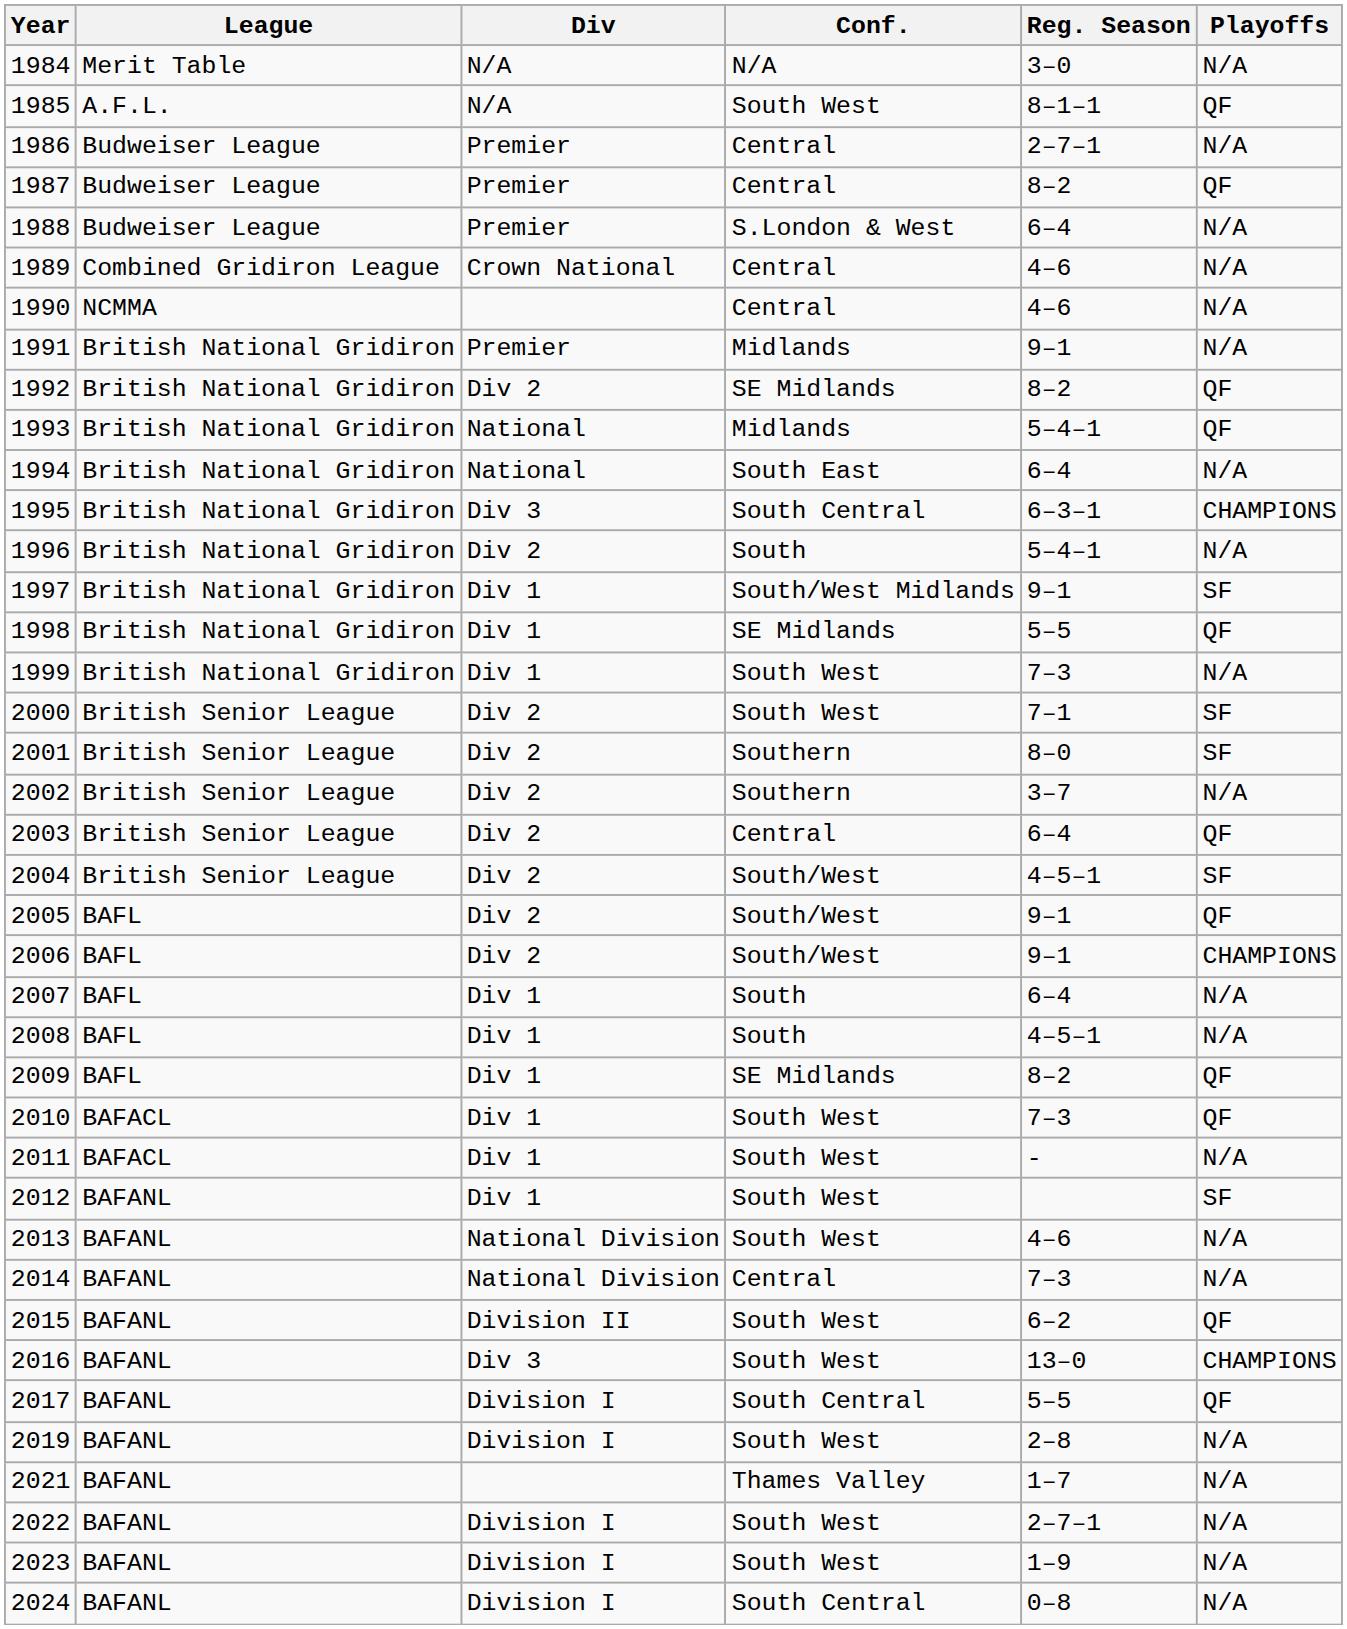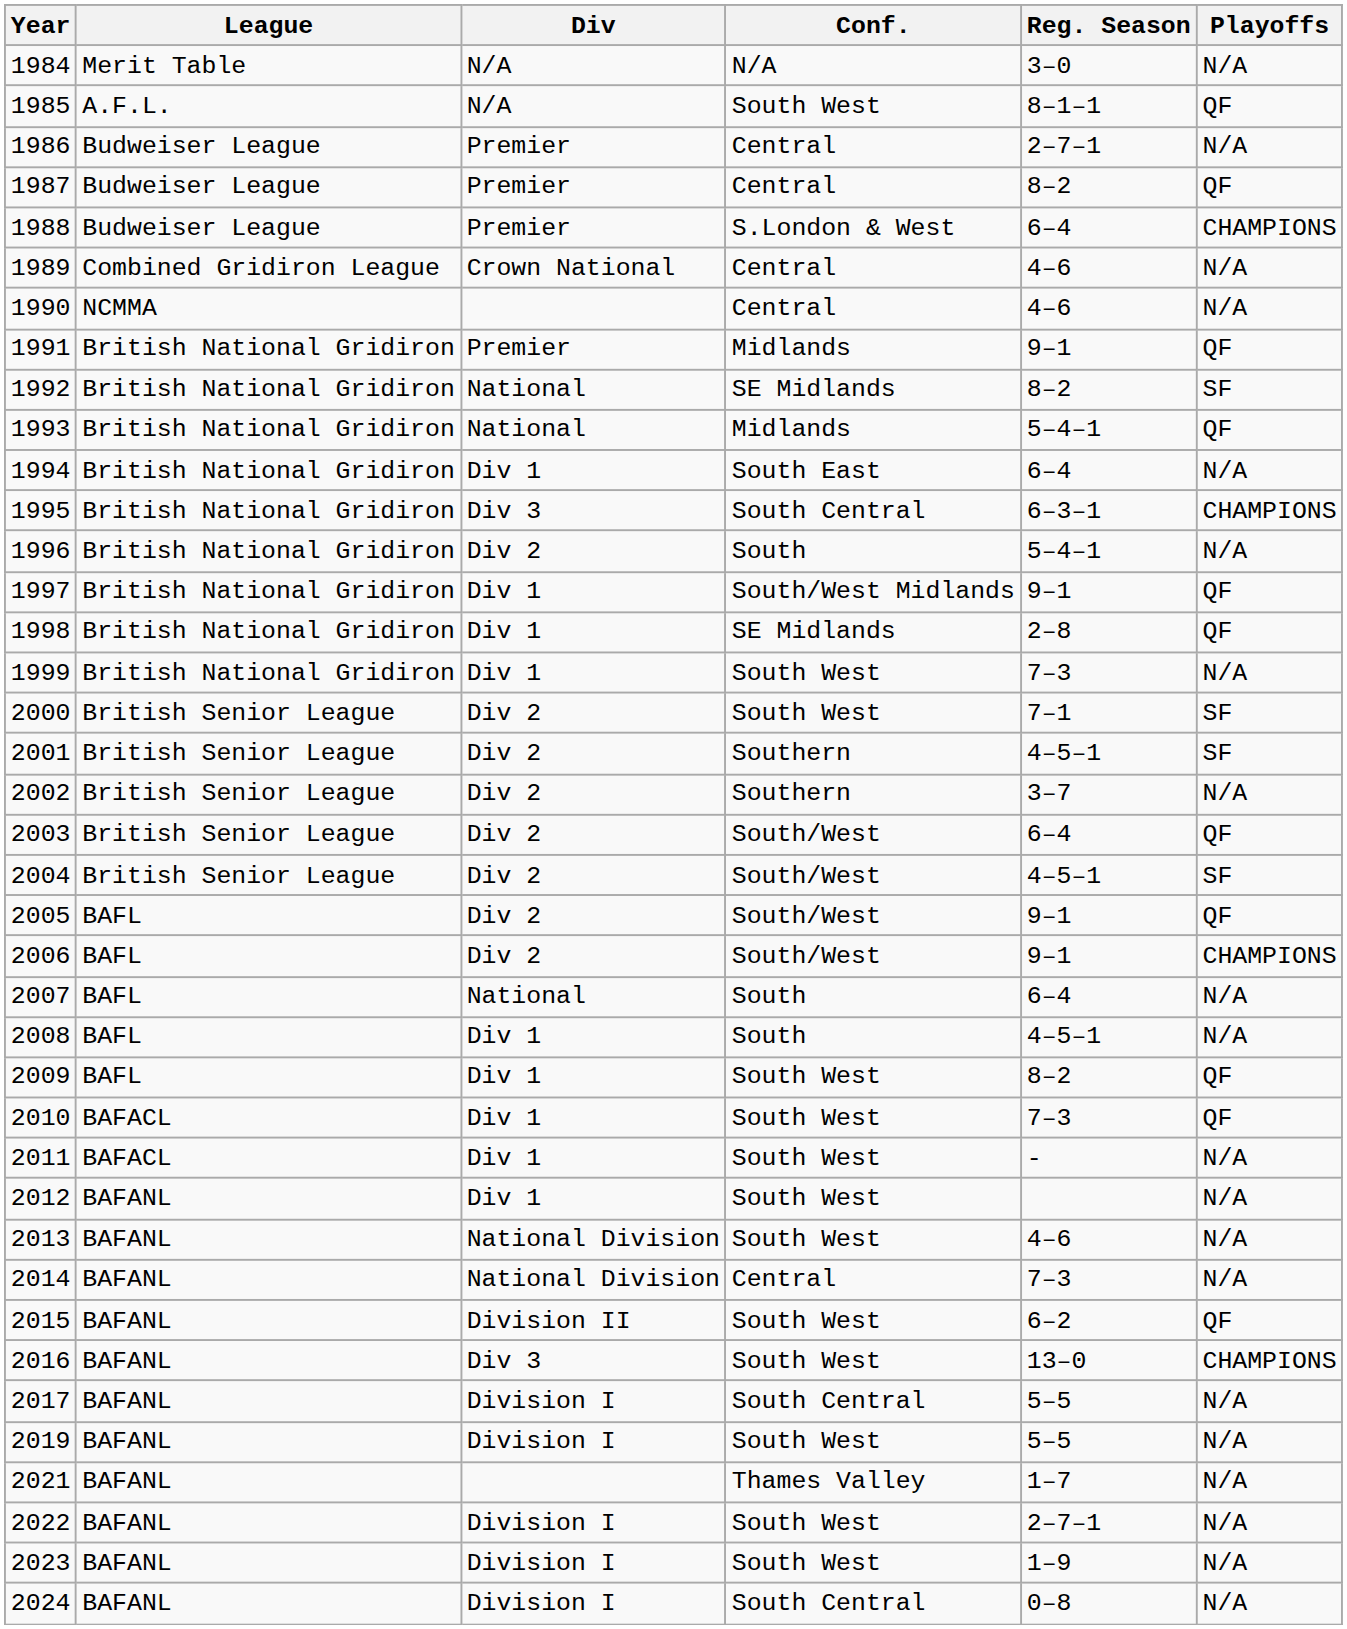(1225, 228) N/A -> (1270, 228) CHAMPIONS
(1225, 349) N/A -> (1217, 349) QF
(504, 389) Div 2 -> (526, 389) National
(1217, 389) QF -> (1217, 389) SF
(526, 470) National -> (504, 470) Div 1
(1217, 592) SF -> (1217, 592) QF
(1049, 632) 5–5 -> (1049, 632) 2–8
(1049, 754) 8–0 -> (1064, 754) 4–5–1
(784, 835) Central -> (806, 835) South/West
(504, 996) Div 1 -> (526, 996) National
(814, 1077) SE Midlands -> (806, 1077) South West
(1217, 1199) SF -> (1225, 1199) N/A
(1217, 1401) QF -> (1225, 1401) N/A
(1049, 1442) 2–8 -> (1049, 1442) 5–5
